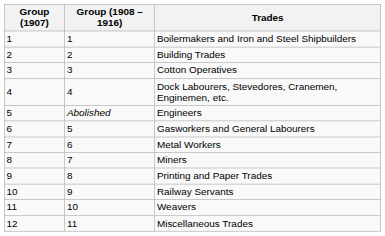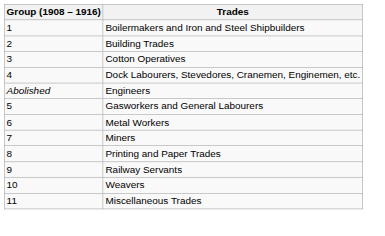- column: (34, 17)
